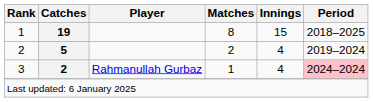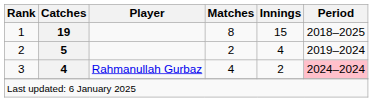(64, 69) 2 -> (64, 69) 4
(231, 69) 1 -> (231, 69) 4
(280, 69) 4 -> (280, 69) 2
